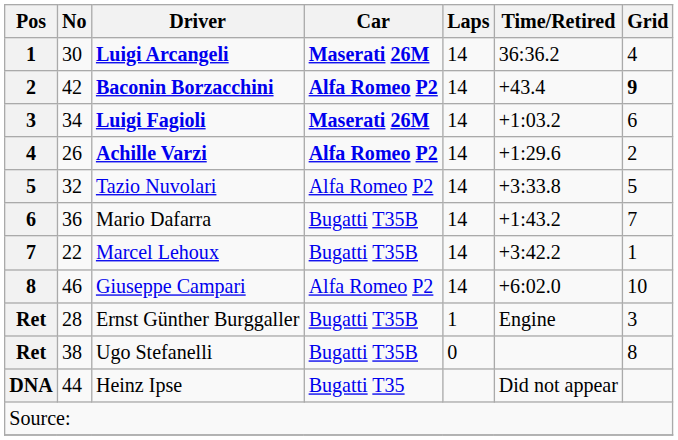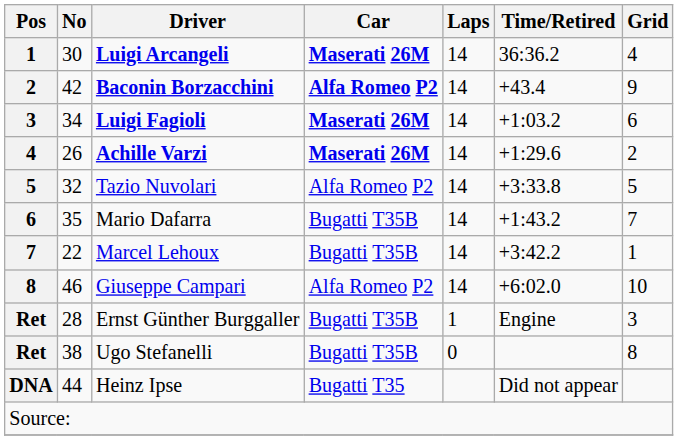(632, 87) bold -> (632, 87) normal
(373, 153) Alfa Romeo P2 -> (369, 153) Maserati 26M
(72, 219) 36 -> (72, 219) 35
